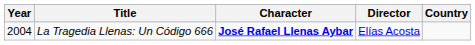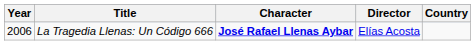(19, 31) 2004 -> (19, 31) 2006
